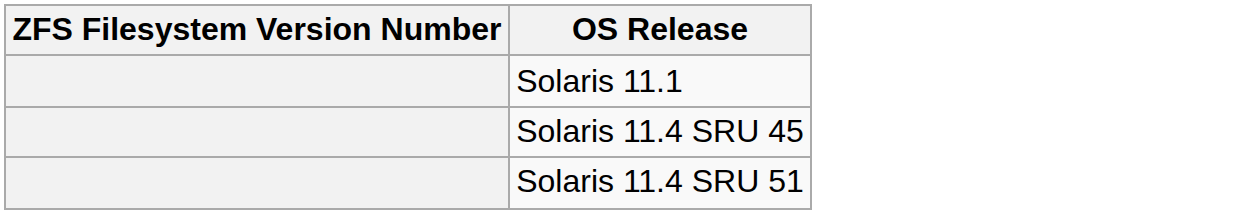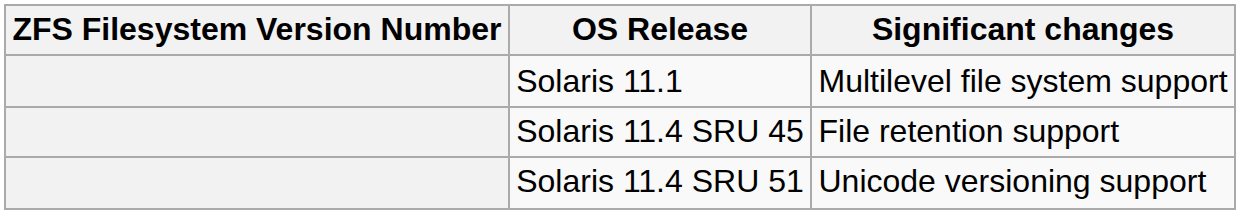+ column: (1023, 29)
